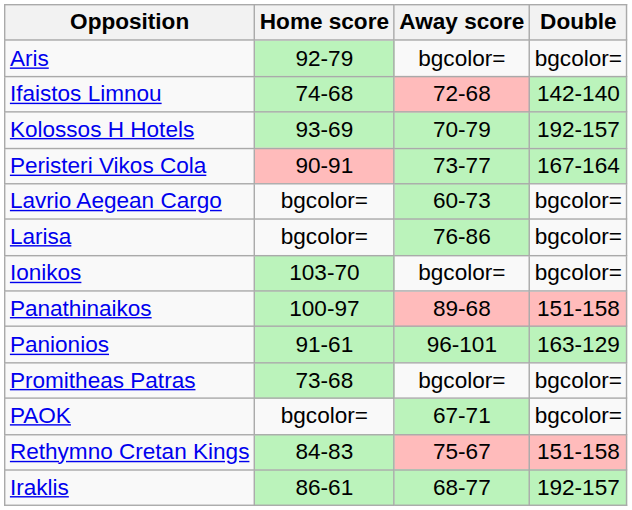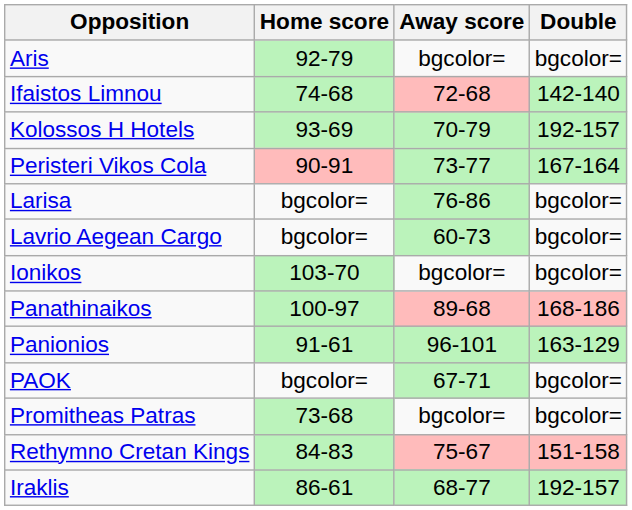rows swapped: (41, 237) <-> (116, 201)
(578, 308) 151-158 -> (578, 308) 168-186
rows swapped: (40, 415) <-> (103, 380)
